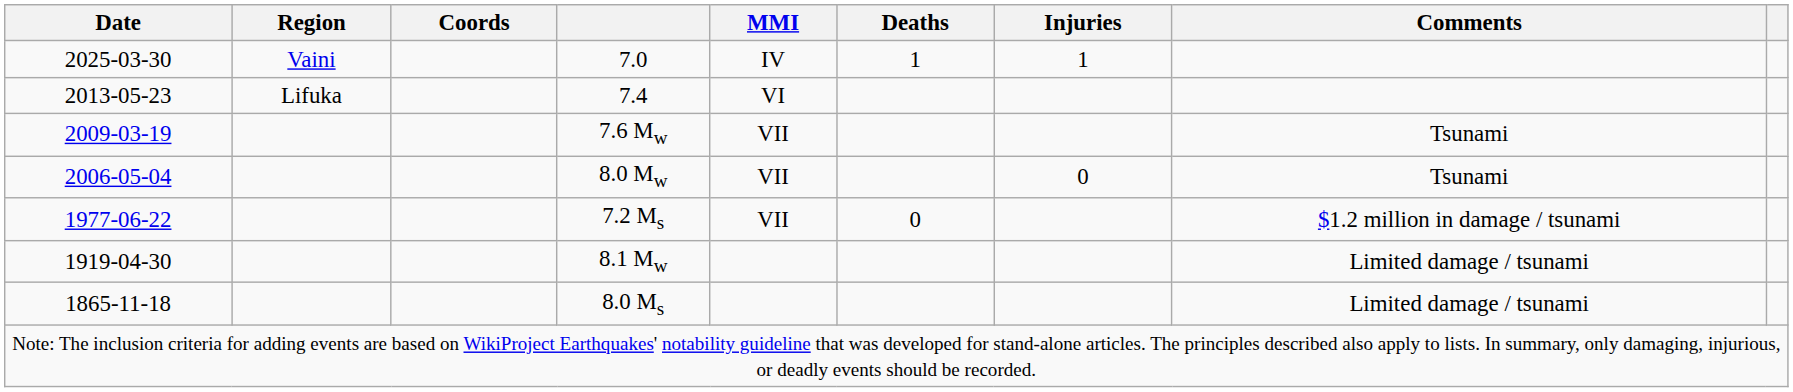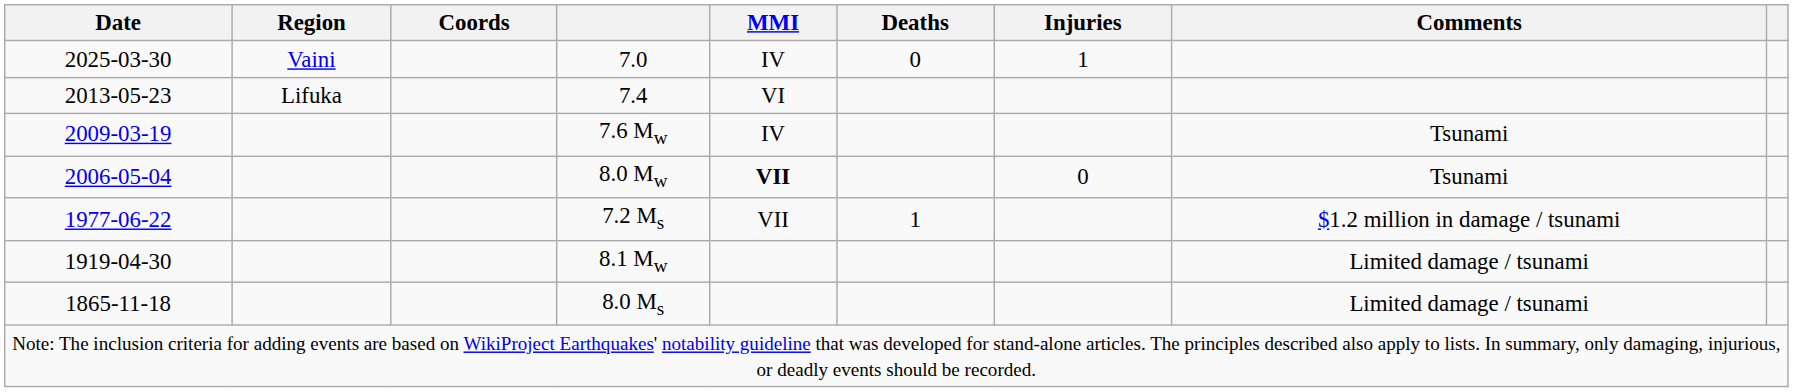(915, 58) 1 -> (915, 58) 0
(773, 134) VII -> (773, 134) IV
(773, 176) normal -> (773, 176) bold
(915, 219) 0 -> (915, 219) 1
